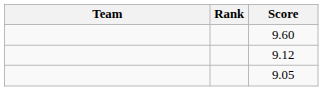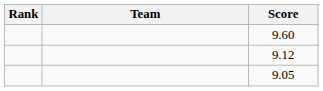columns swapped: (229, 14) <-> (107, 14)
